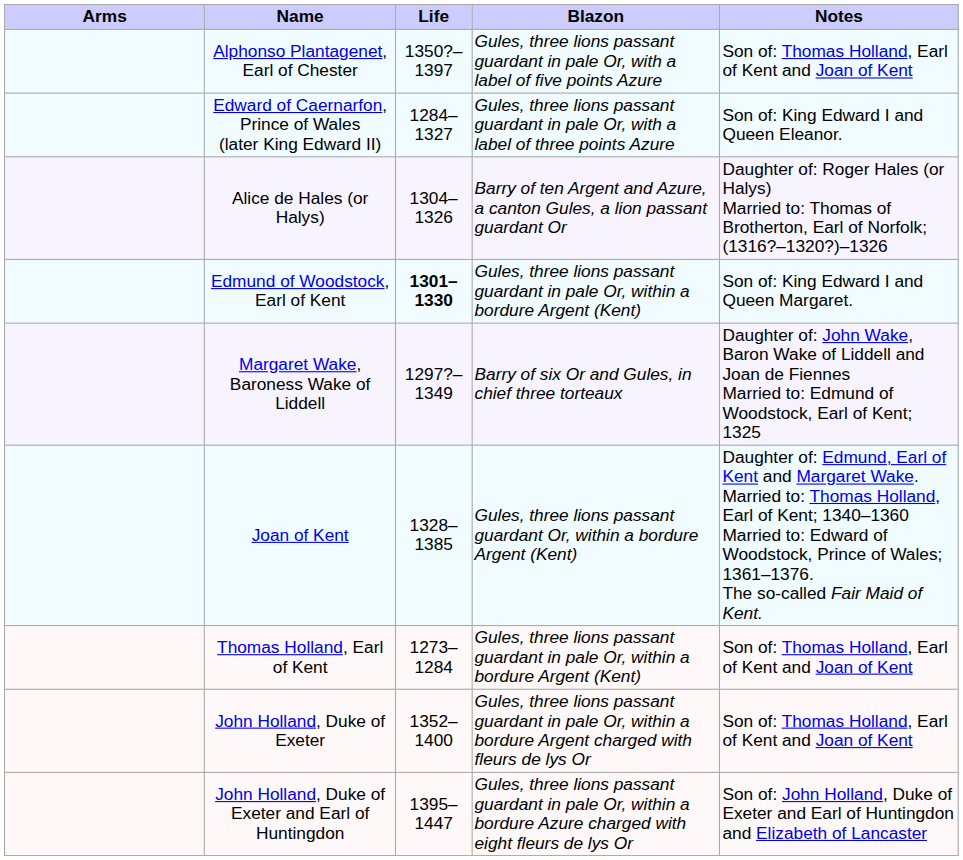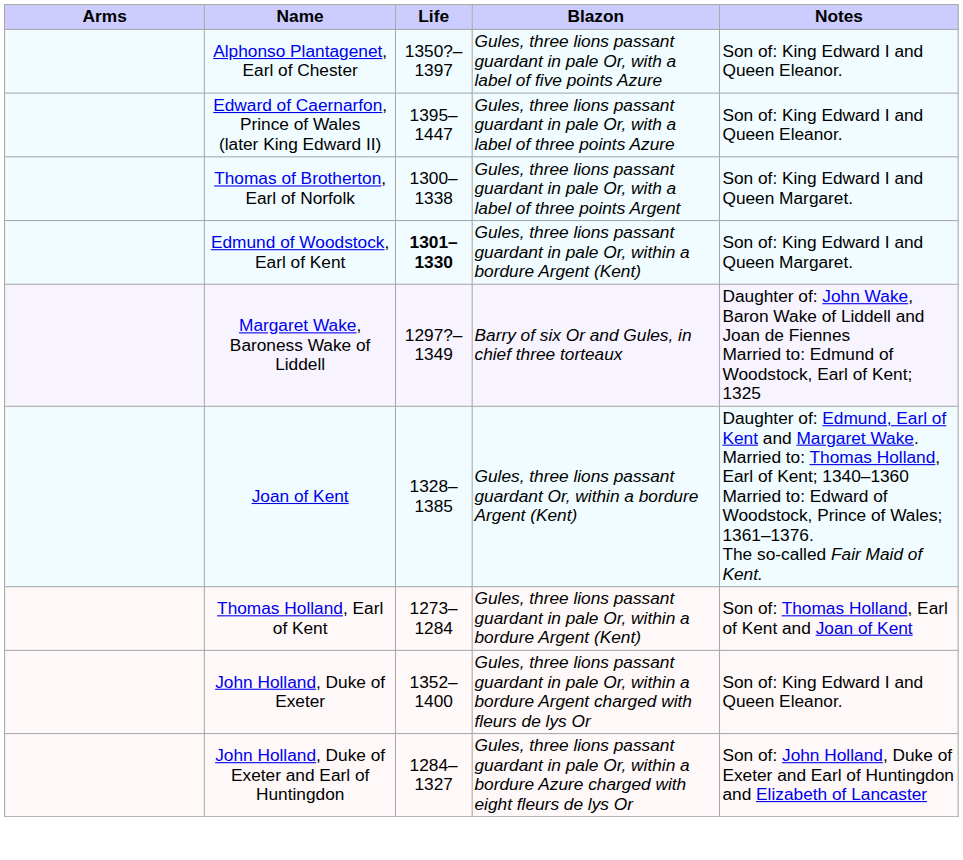(835, 61) Son of: Thomas Holland, Earl of Kent and Joan of Kent -> (823, 61) Son of: King Edward I and Queen Eleanor.
(434, 124) 1284–1327 -> (434, 124) 1395–1447
+ row: (300, 188)
- row: (300, 208)
(835, 730) Son of: Thomas Holland, Earl of Kent and Joan of Kent -> (823, 691) Son of: King Edward I and Queen Eleanor.
(434, 813) 1395–1447 -> (434, 775) 1284–1327
